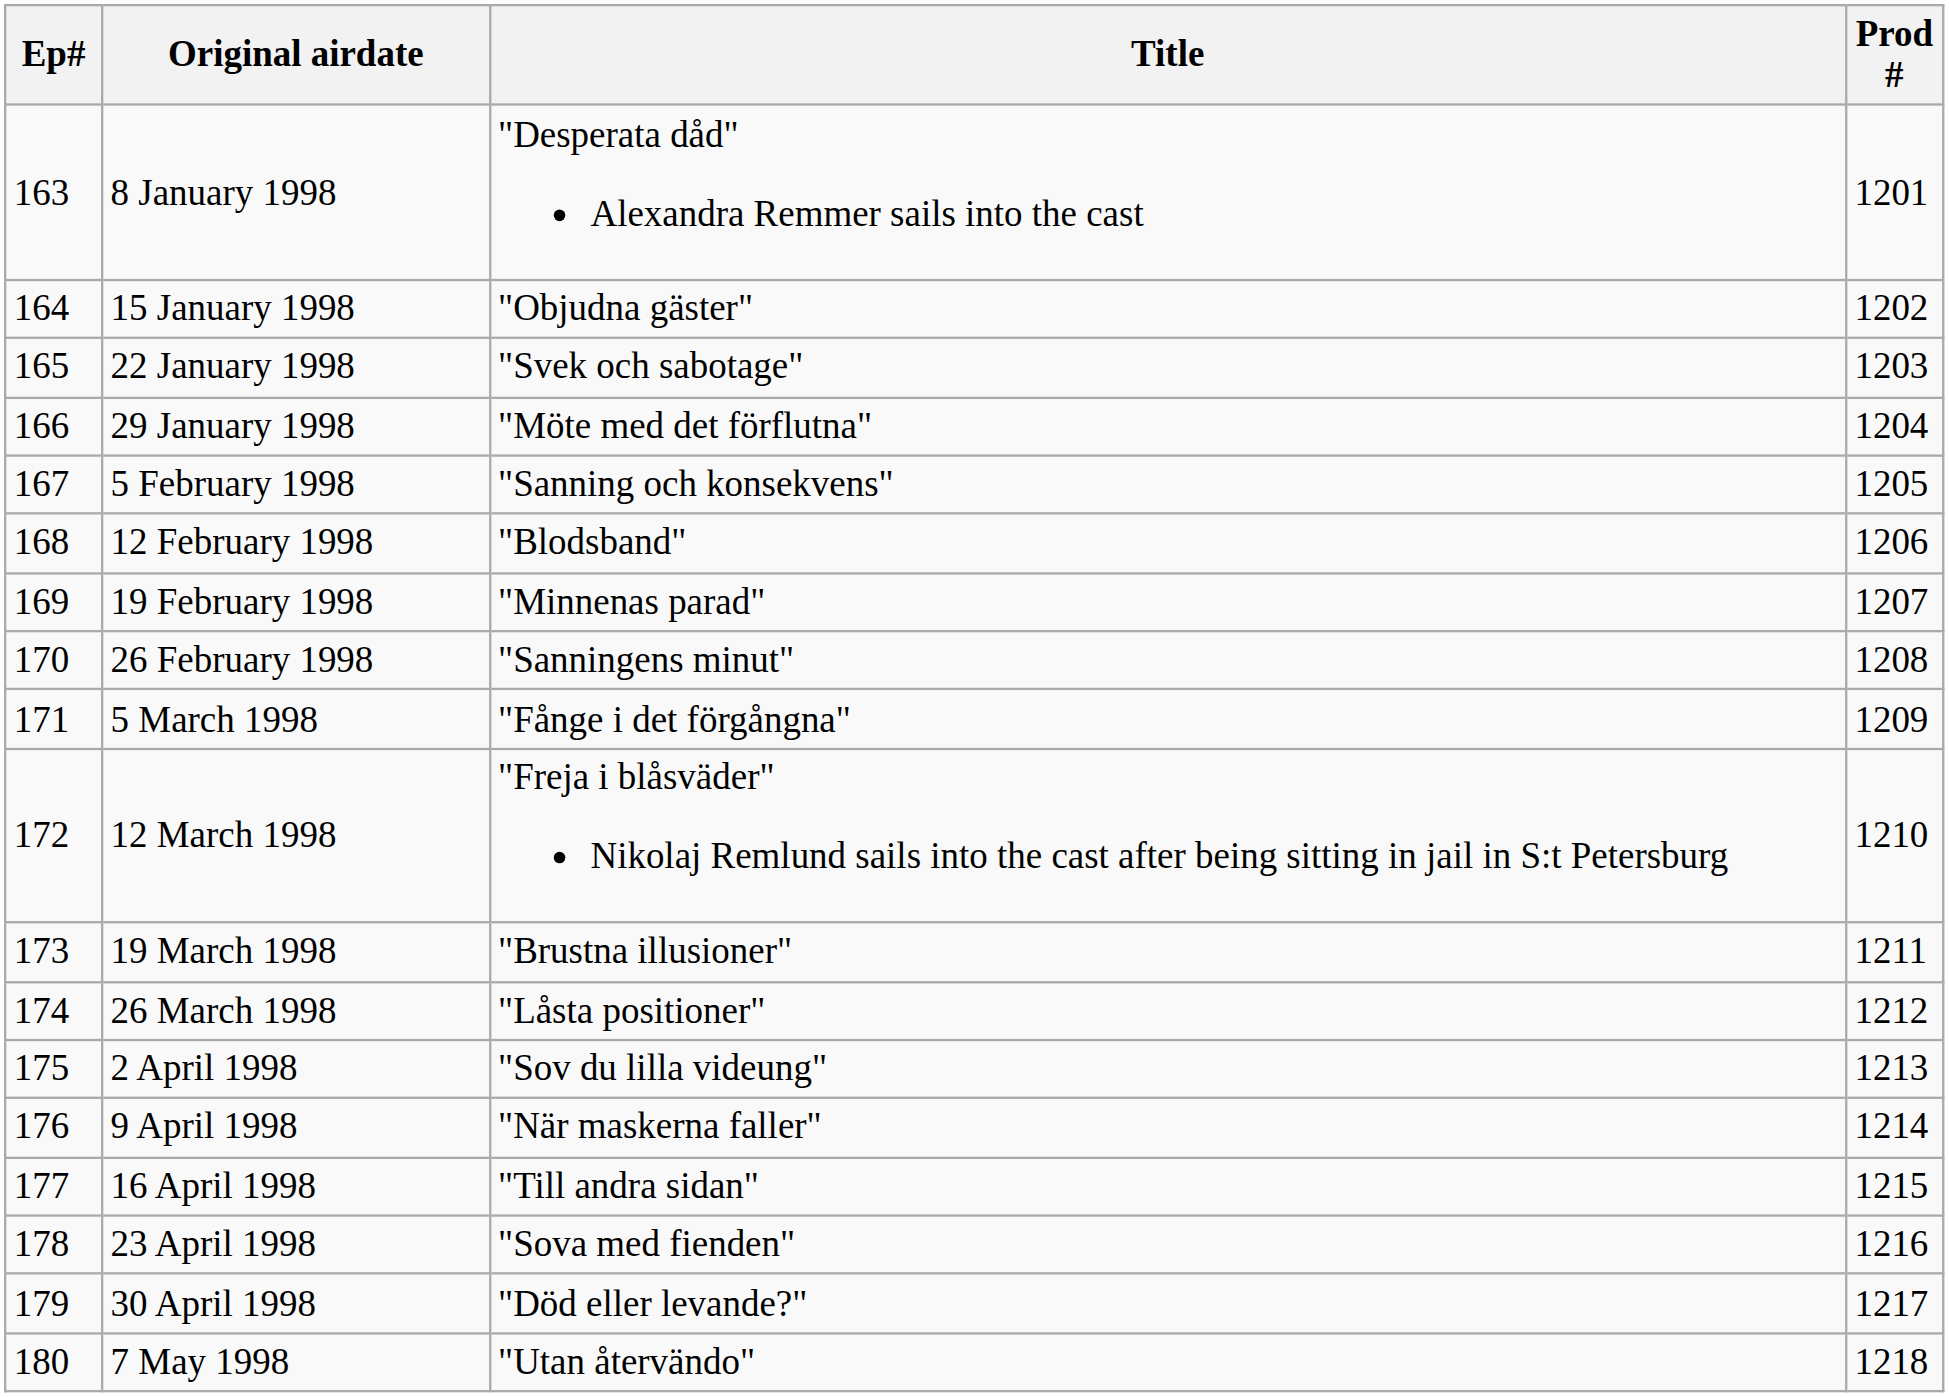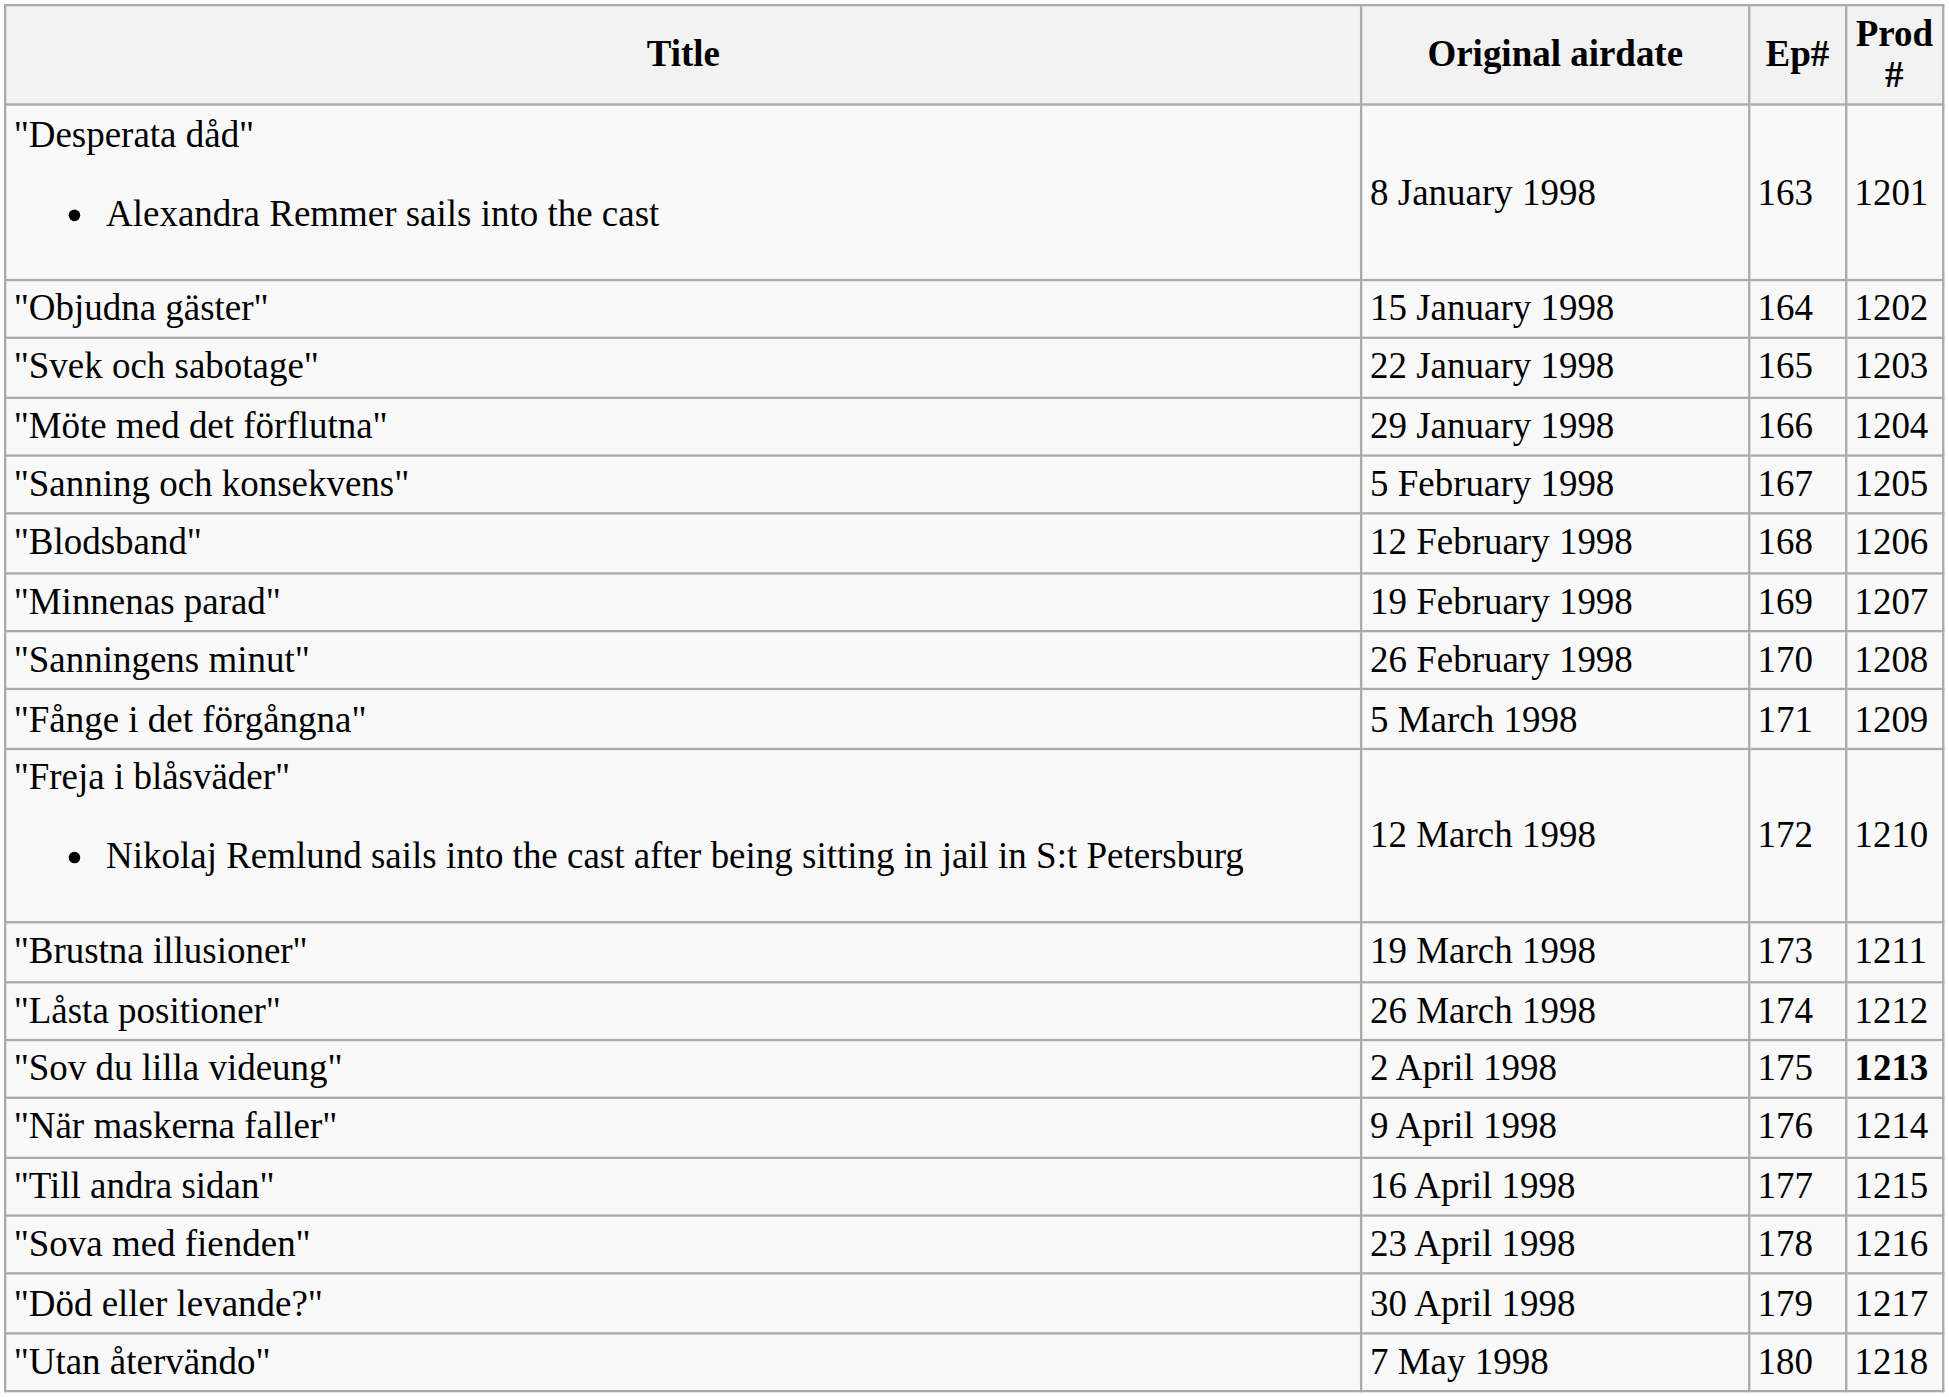columns swapped: (54, 54) <-> (1168, 54)
(1891, 1068) normal -> (1891, 1068) bold
